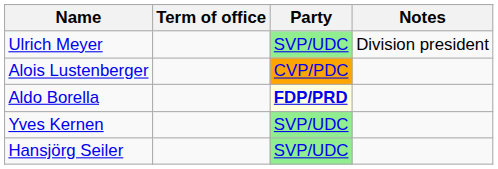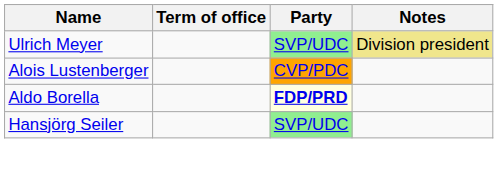(423, 44) no background -> (423, 44) khaki background
- row: (56, 124)
